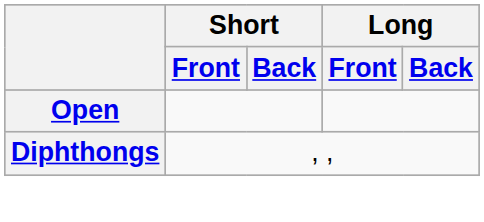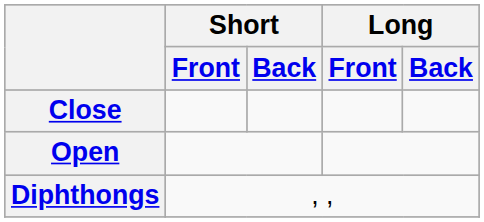+ row: (85, 110)
